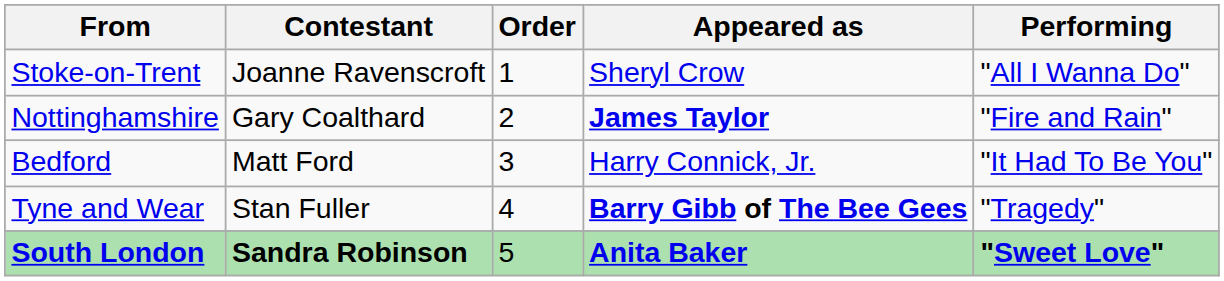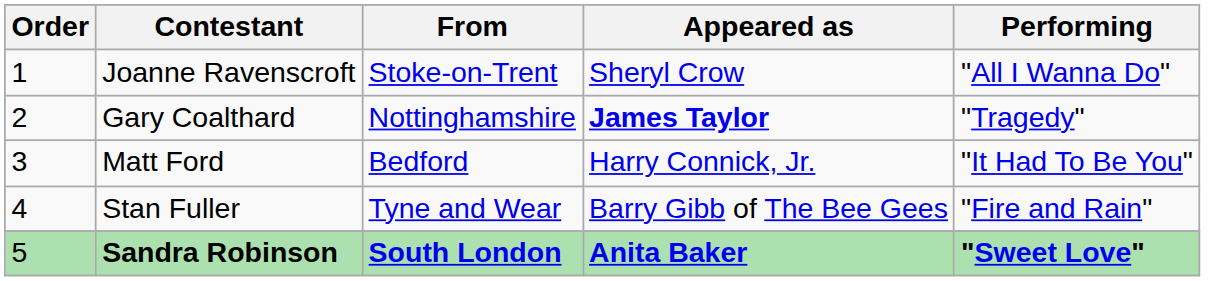columns swapped: (537, 27) <-> (115, 27)
(1076, 117) "Fire and Rain" -> (1023, 117) "Tragedy"
(778, 207) bold -> (769, 207) normal
(1042, 207) "Tragedy" -> (1057, 207) "Fire and Rain"
